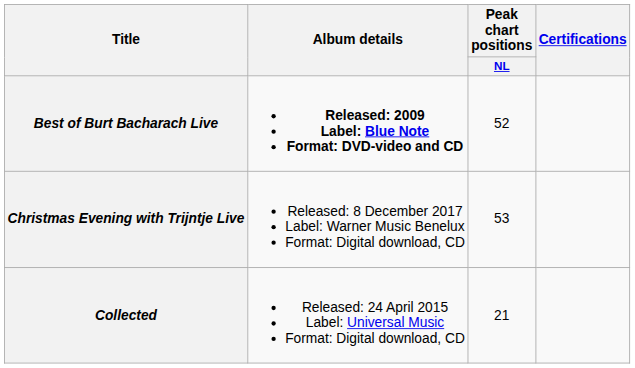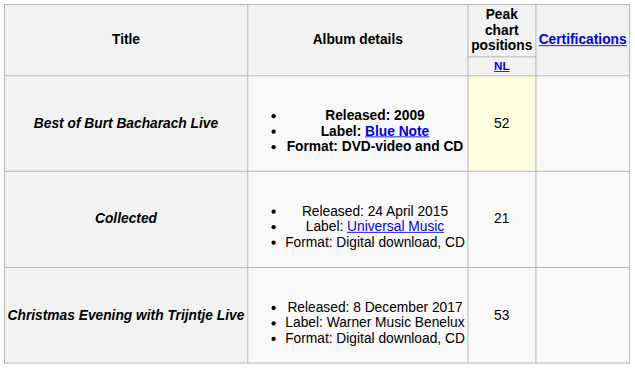(502, 123) no background -> (502, 123) lightyellow background
rows swapped: (126, 315) <-> (126, 219)
